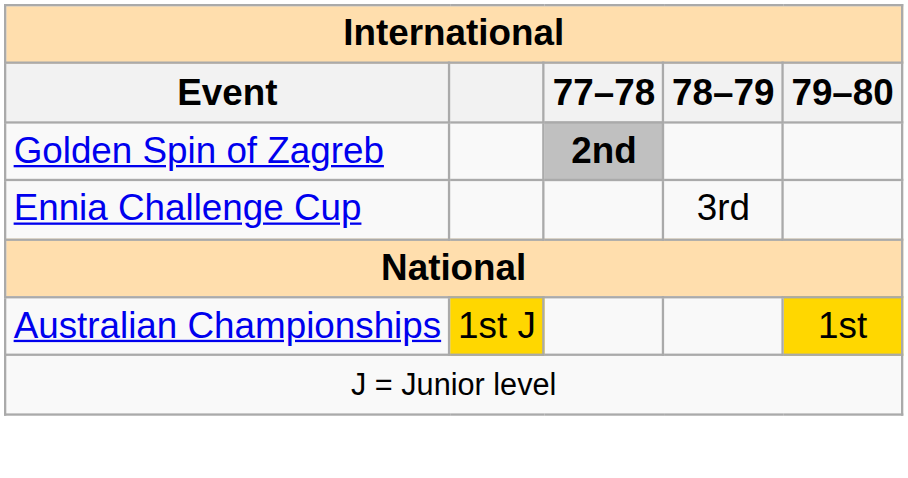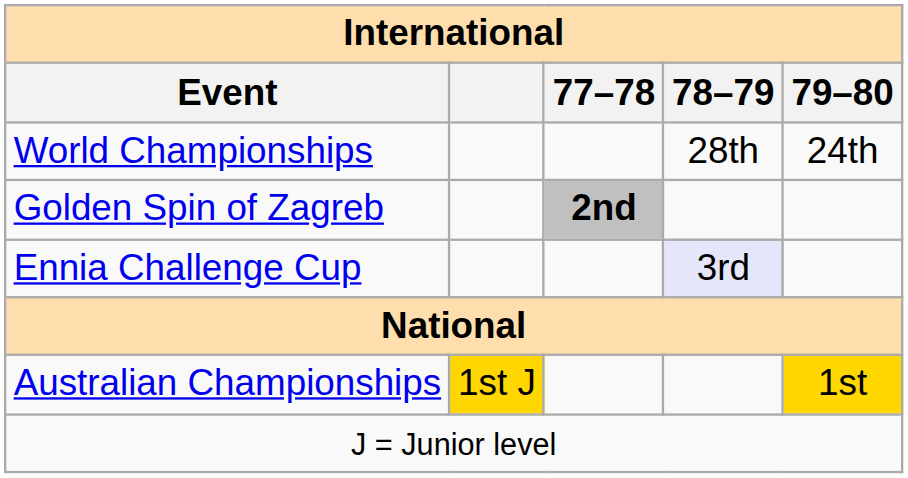+ row: (193, 150)
(723, 208) no background -> (723, 267) lavender background
